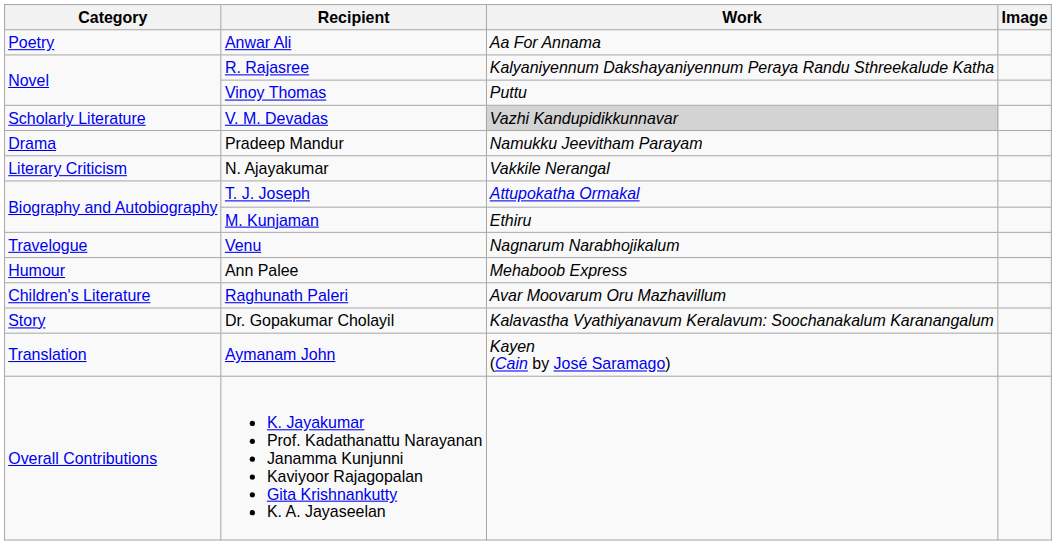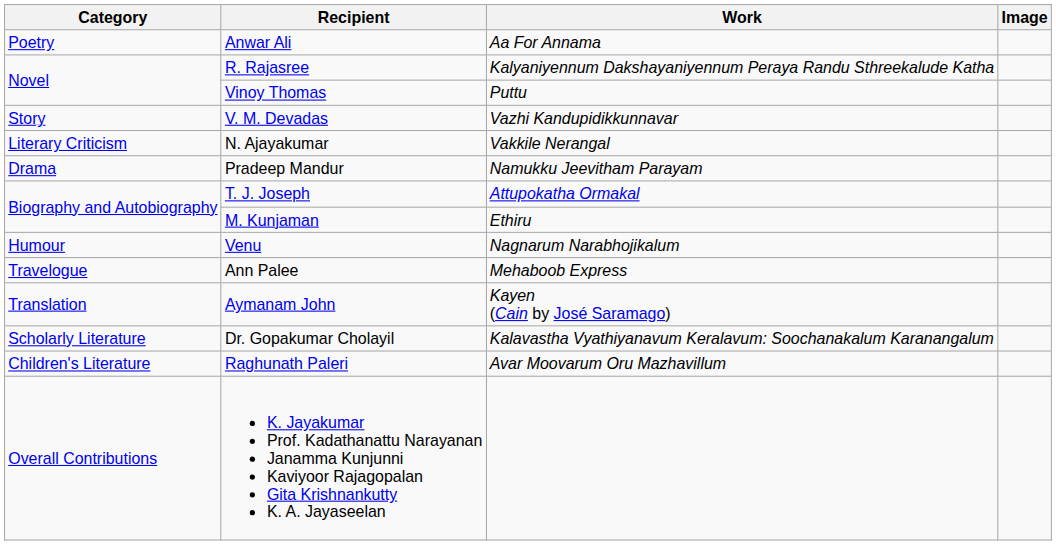(77, 118) Scholarly Literature -> (27, 118) Story
(584, 118) lightgrey background -> (584, 118) no background
rows swapped: (284, 144) <-> (277, 169)
(48, 245) Travelogue -> (37, 245) Humour
(37, 270) Humour -> (48, 270) Travelogue
rows swapped: (287, 295) <-> (280, 355)
(27, 321) Story -> (77, 338) Scholarly Literature
